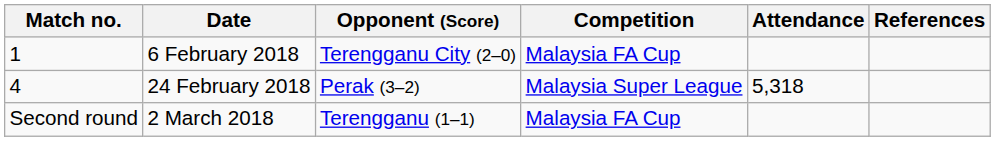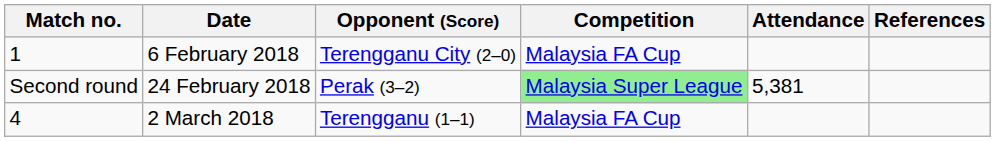(15, 86) 4 -> (74, 86) Second round
(634, 86) no background -> (634, 86) lightgreen background
(778, 86) 5,318 -> (778, 86) 5,381
(74, 119) Second round -> (15, 119) 4
